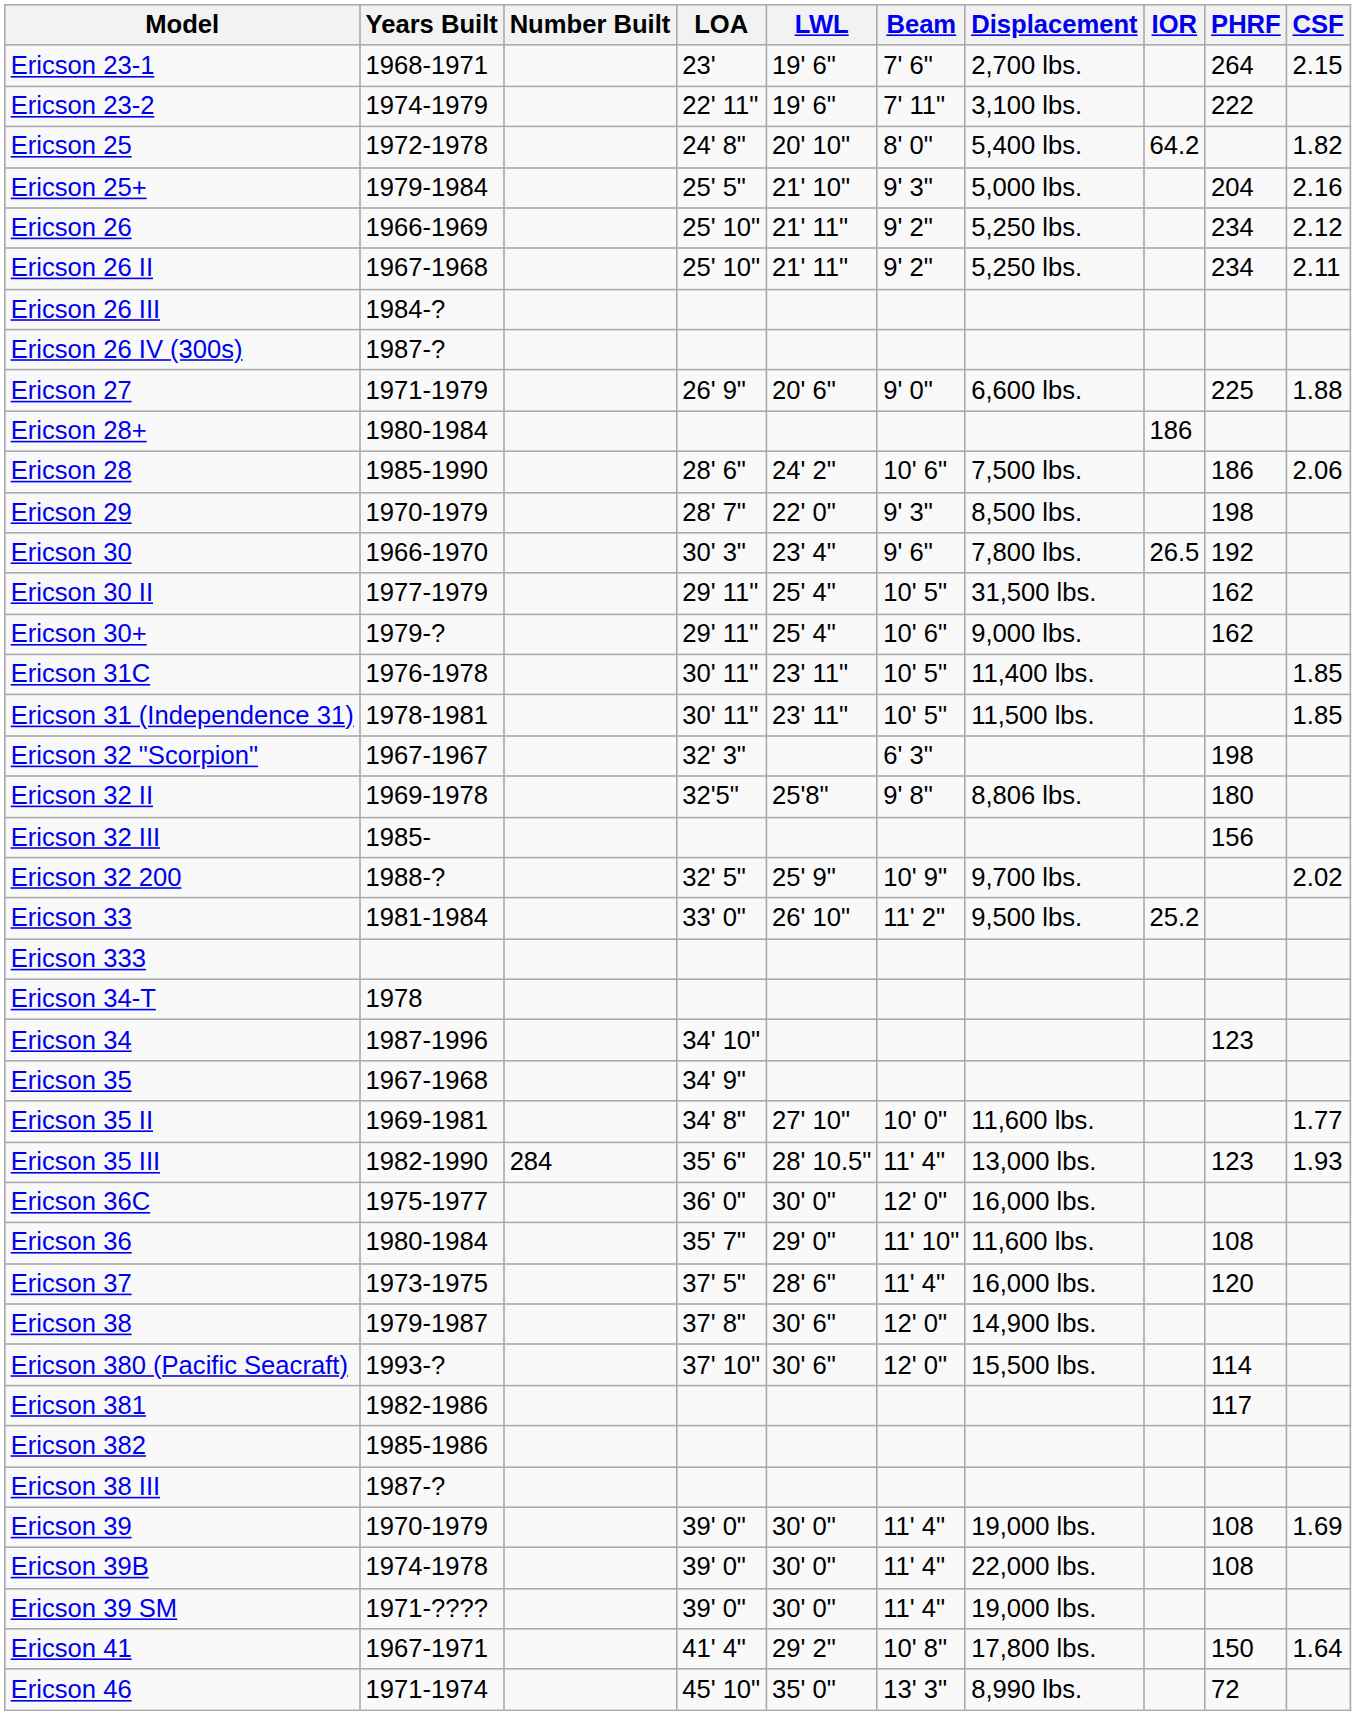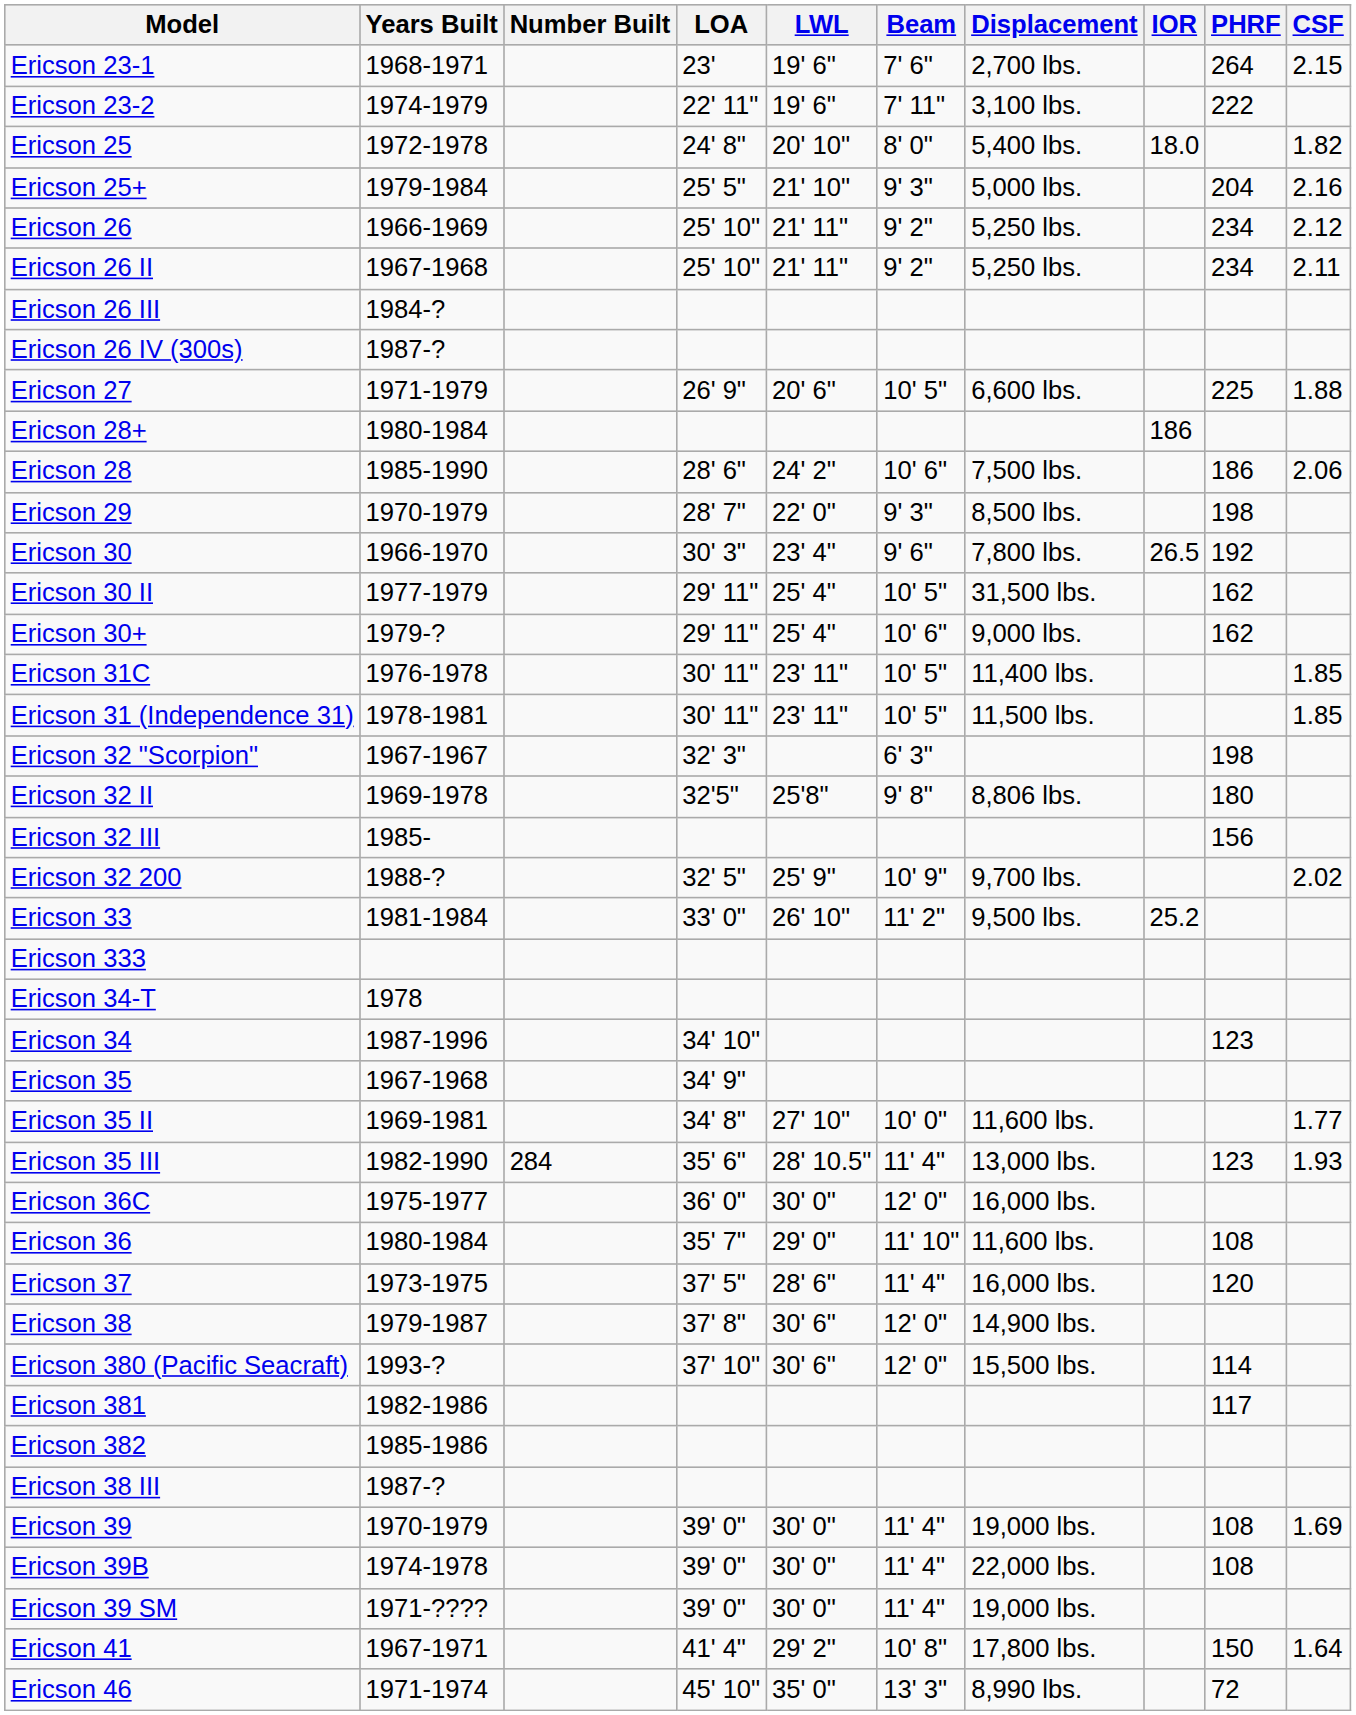(1174, 146) 64.2 -> (1174, 146) 18.0
(908, 390) 9' 0" -> (915, 390) 10' 5"
